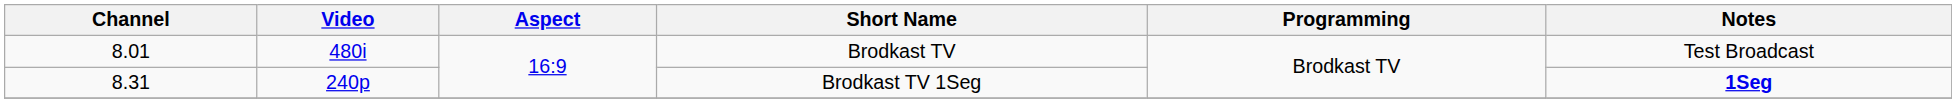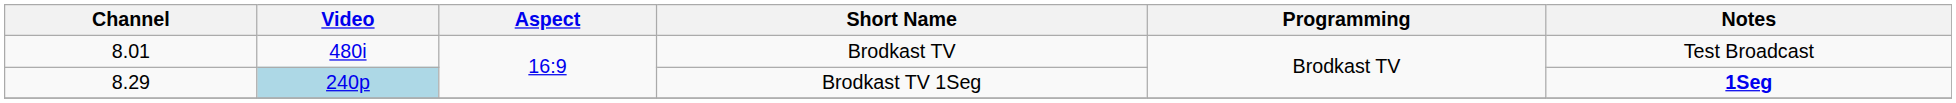(131, 82) 8.31 -> (131, 82) 8.29
(348, 82) no background -> (348, 82) lightblue background
